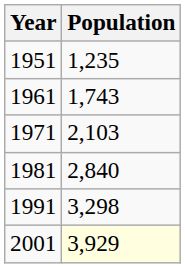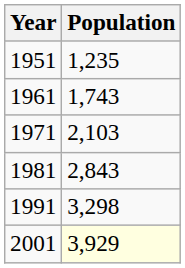(93, 170) 2,840 -> (93, 170) 2,843
